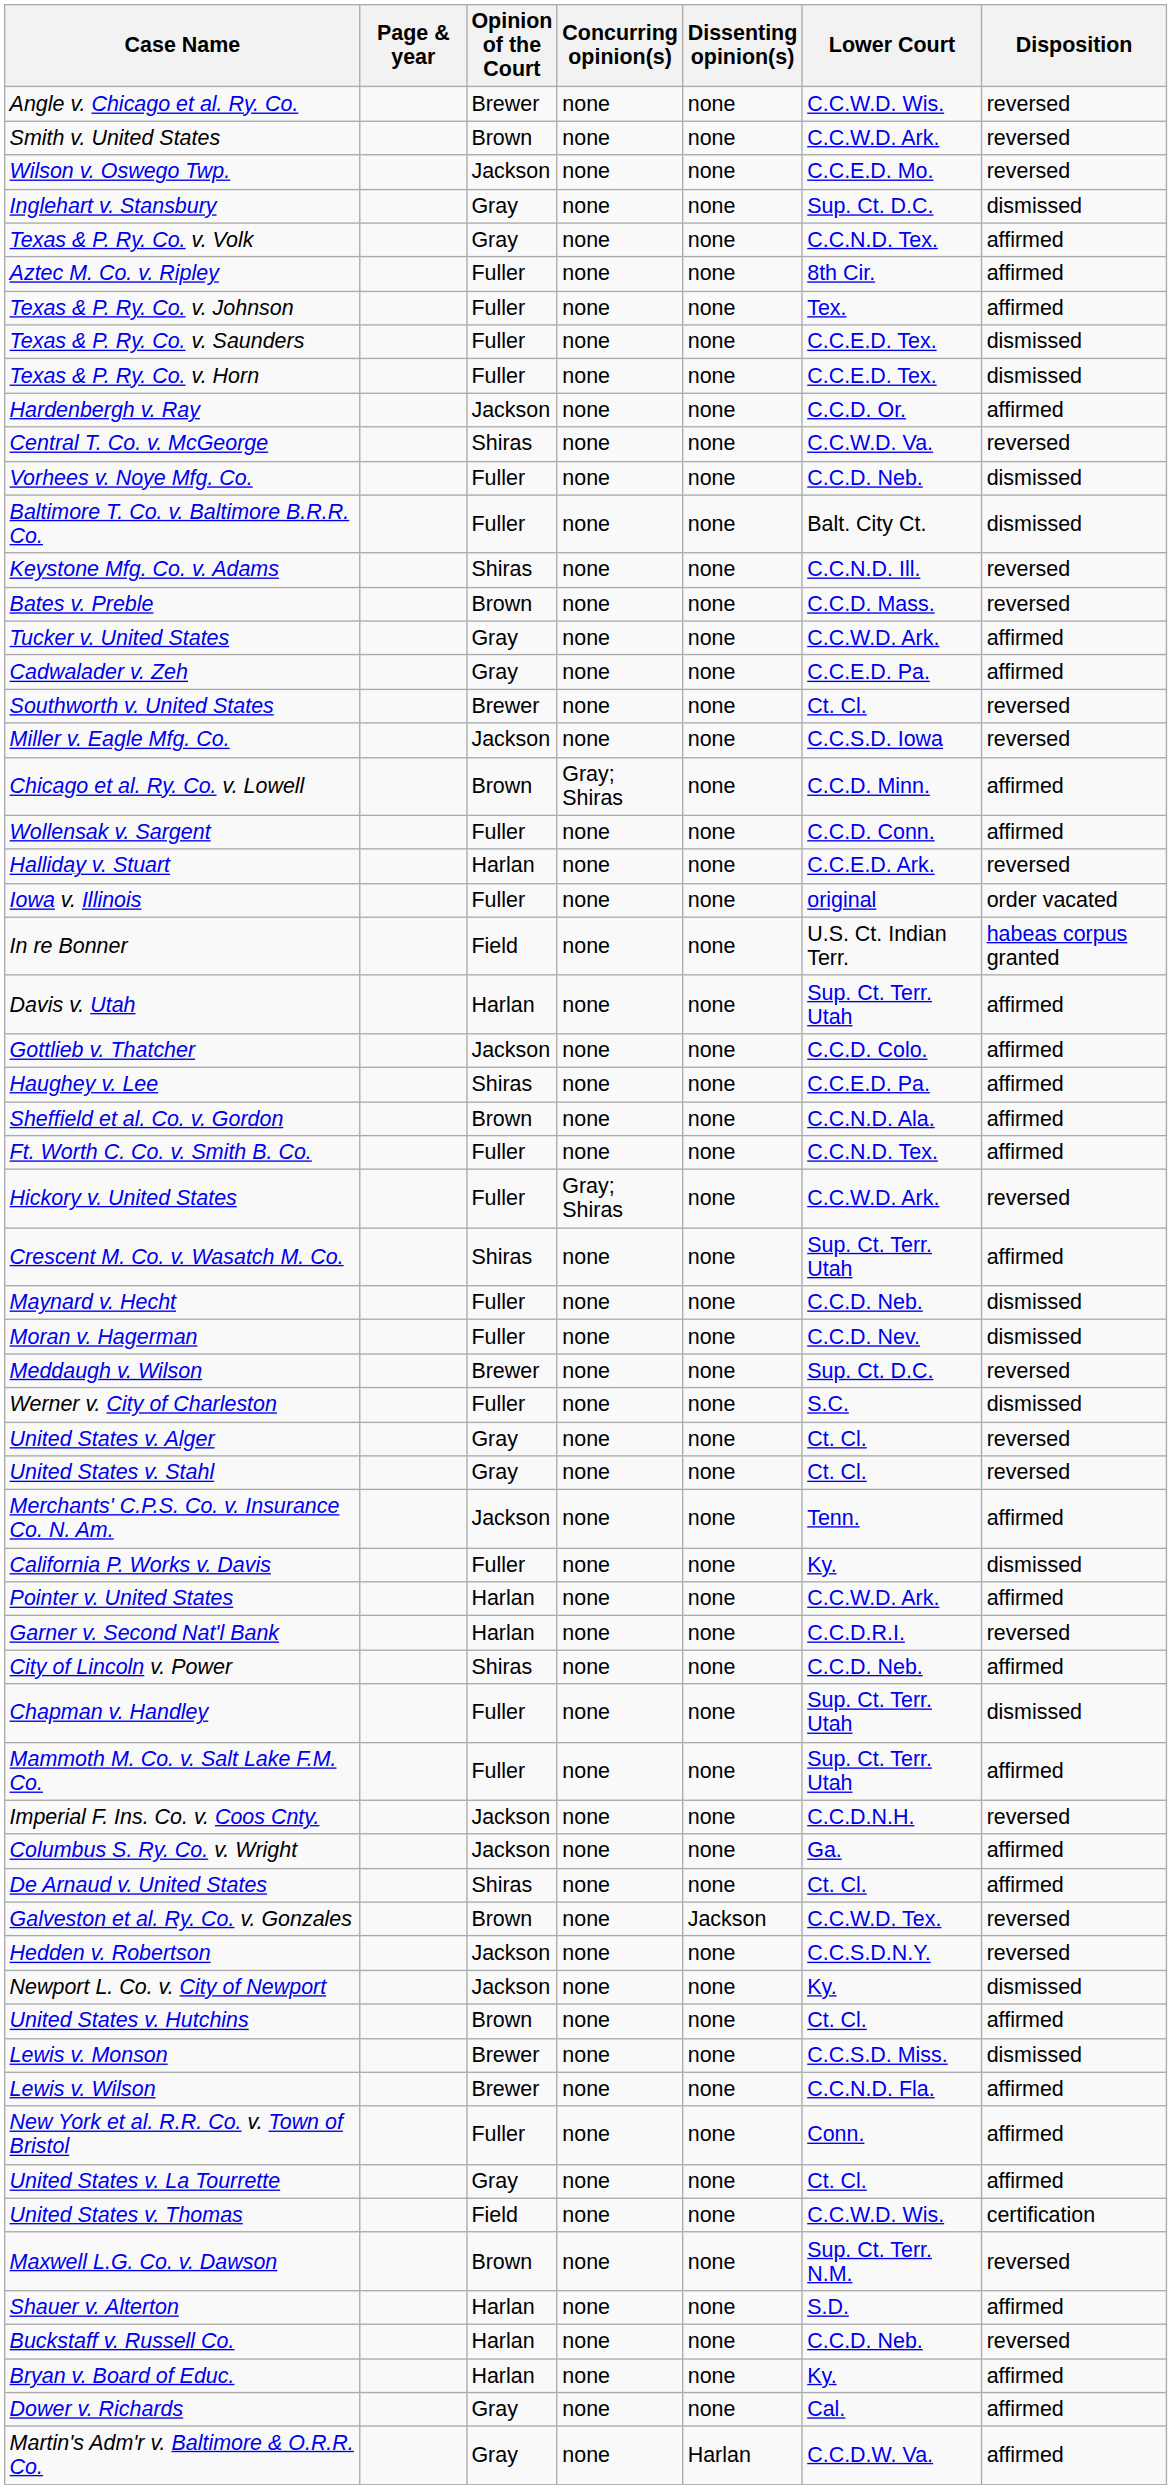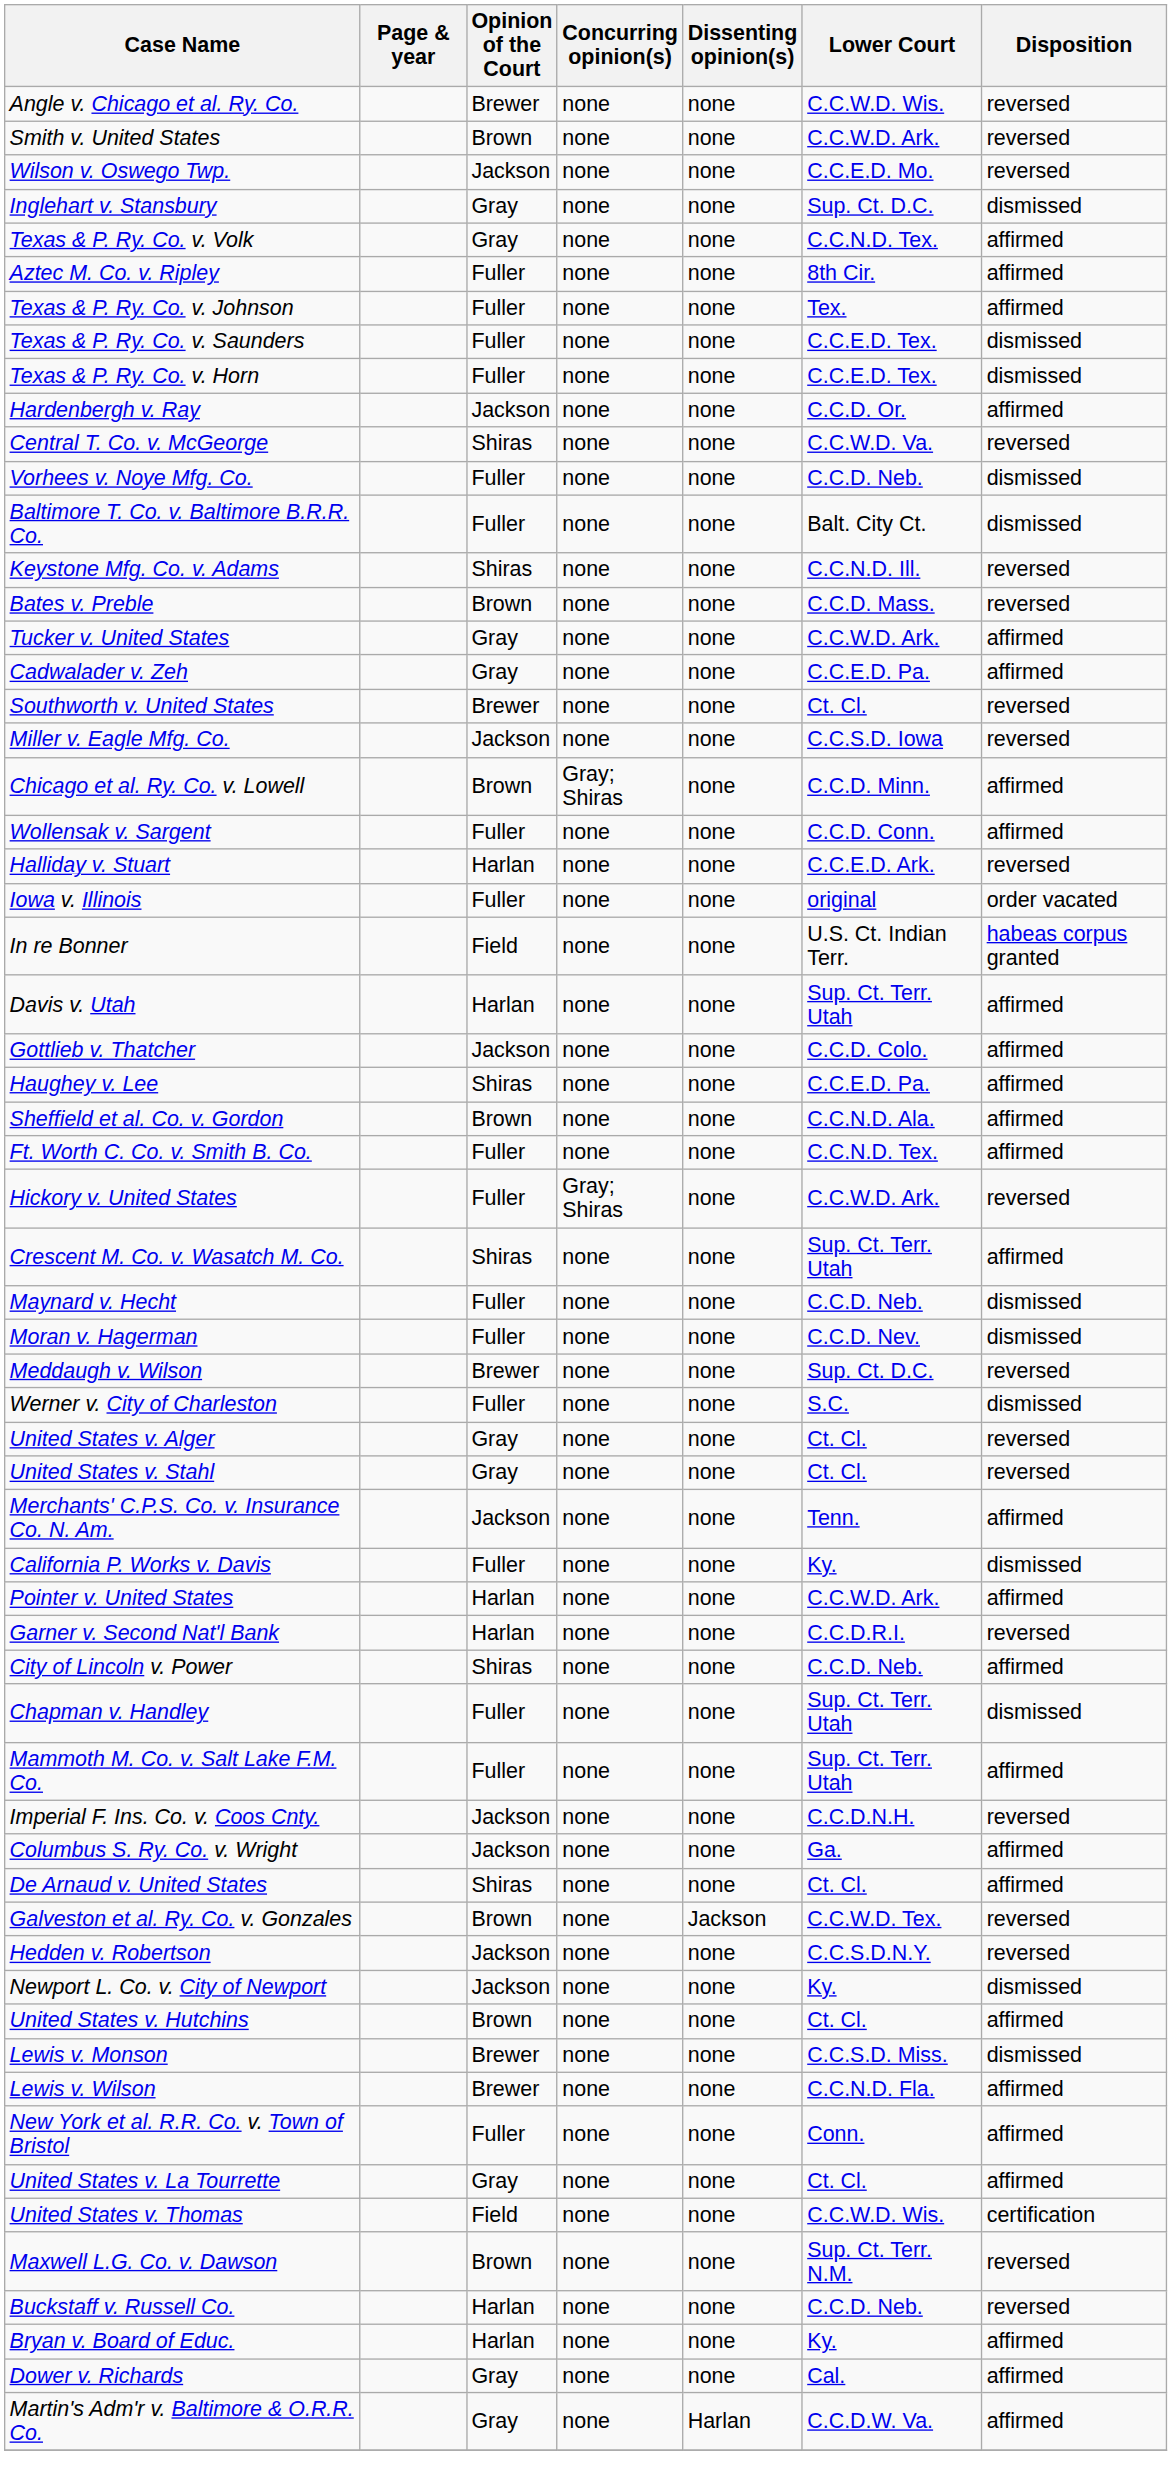- row: (94, 2307)
